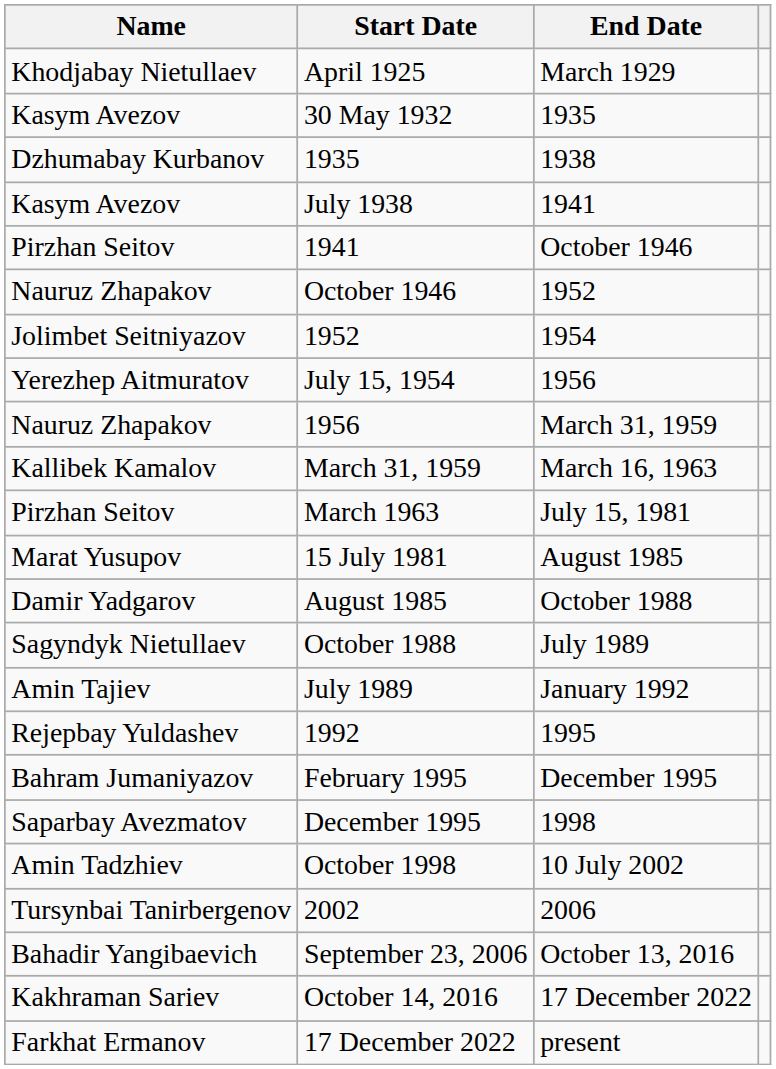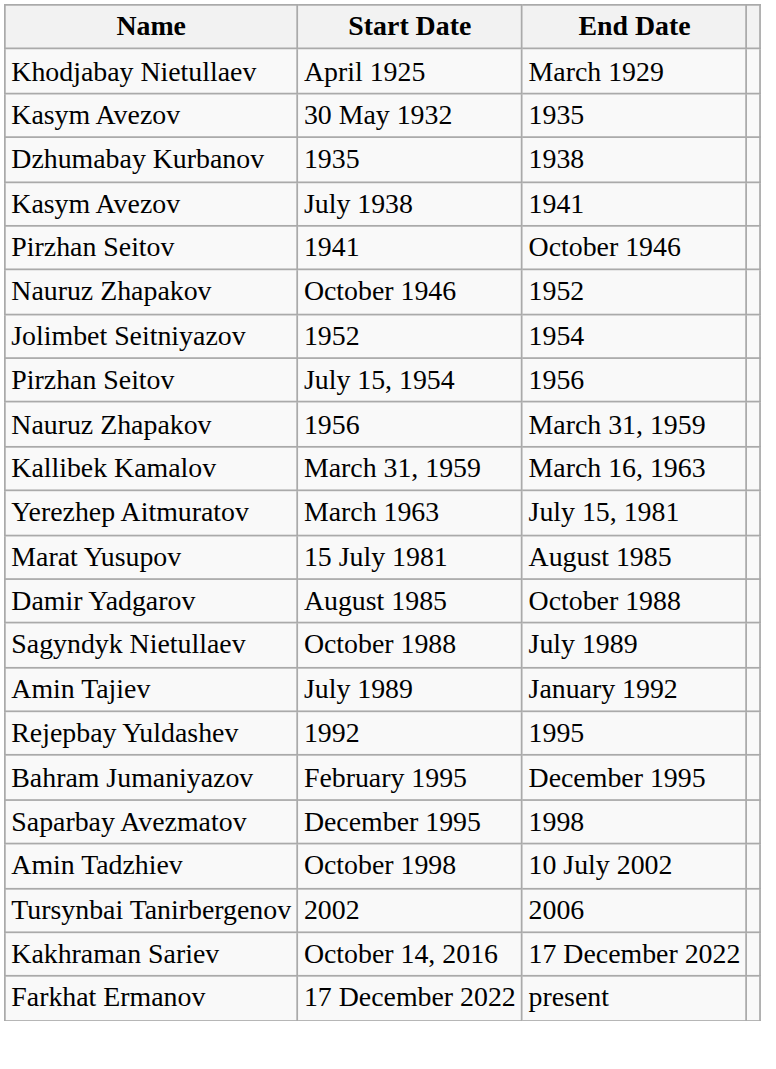(130, 379) Yerezhep Aitmuratov -> (93, 379) Pirzhan Seitov
(93, 512) Pirzhan Seitov -> (130, 512) Yerezhep Aitmuratov
- row: (416, 953)
